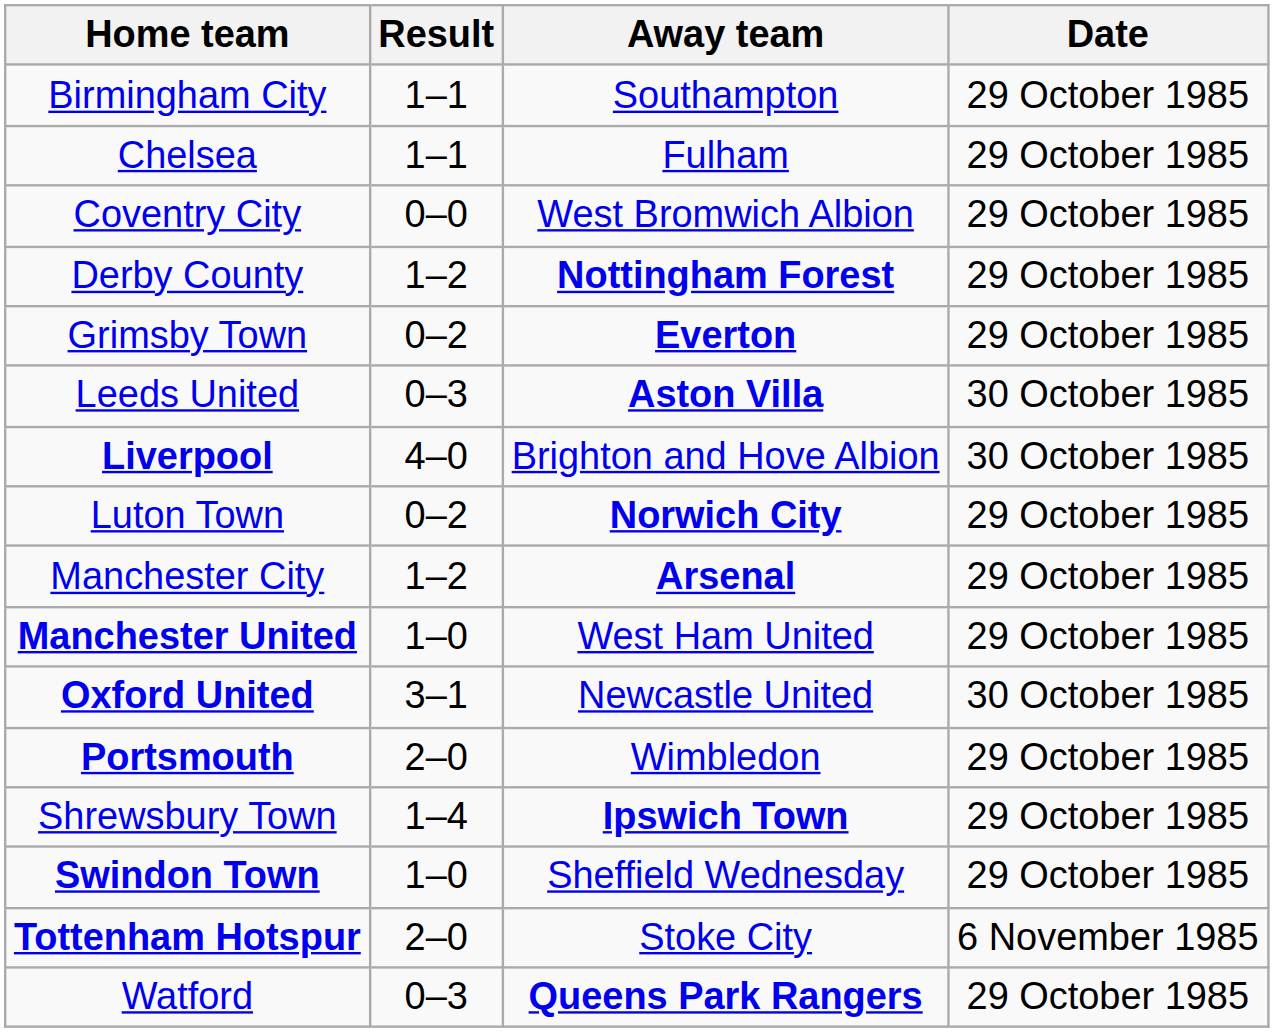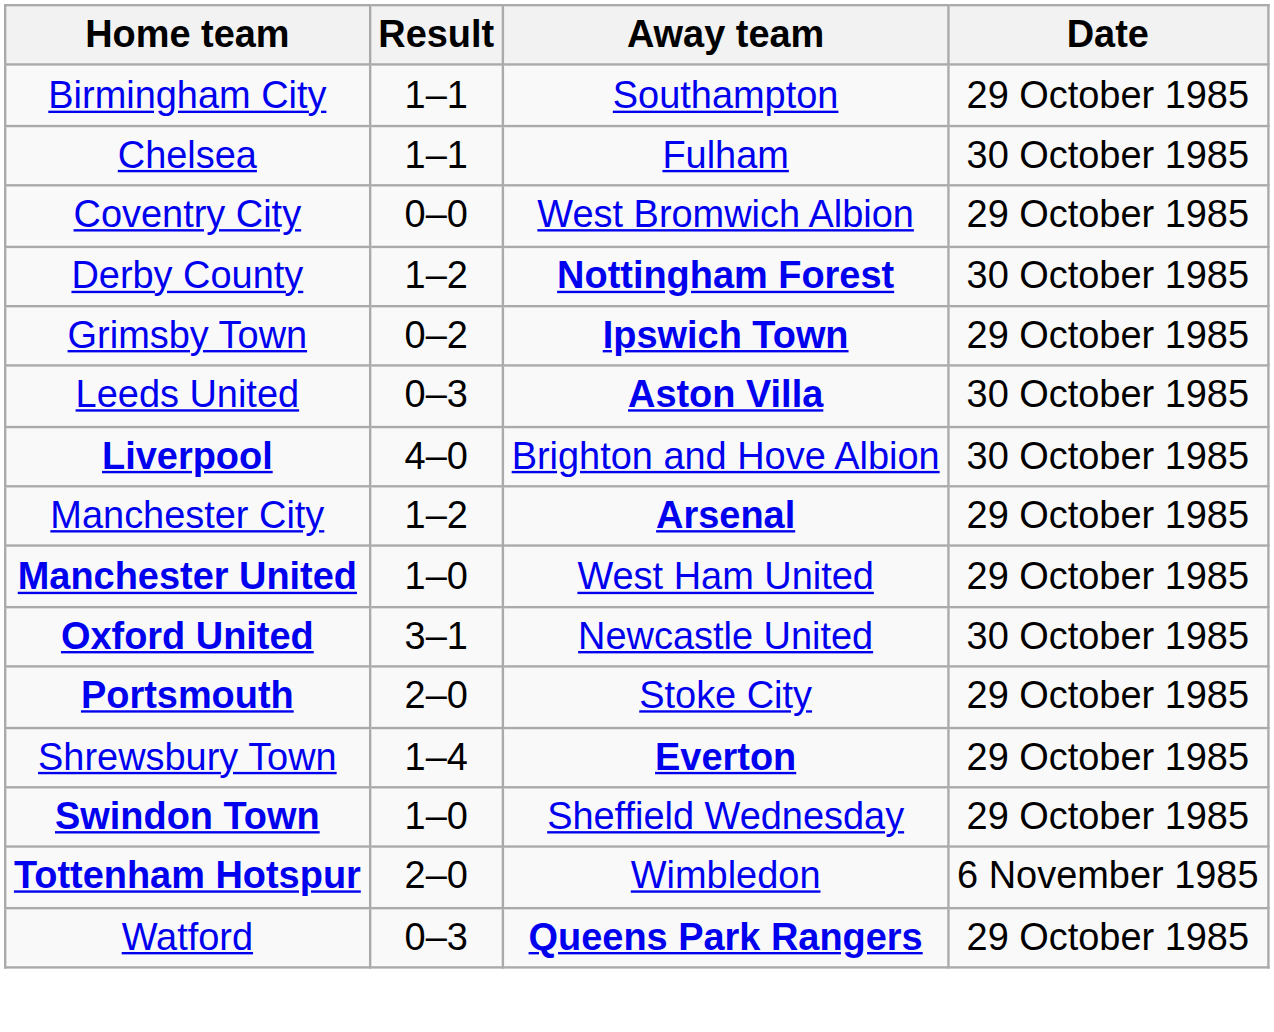(1108, 154) 29 October 1985 -> (1108, 154) 30 October 1985
(1108, 275) 29 October 1985 -> (1108, 275) 30 October 1985
(726, 335) Everton -> (726, 335) Ipswich Town
- row: (187, 515)
(726, 756) Wimbledon -> (726, 696) Stoke City
(726, 816) Ipswich Town -> (726, 756) Everton
(726, 936) Stoke City -> (726, 876) Wimbledon
